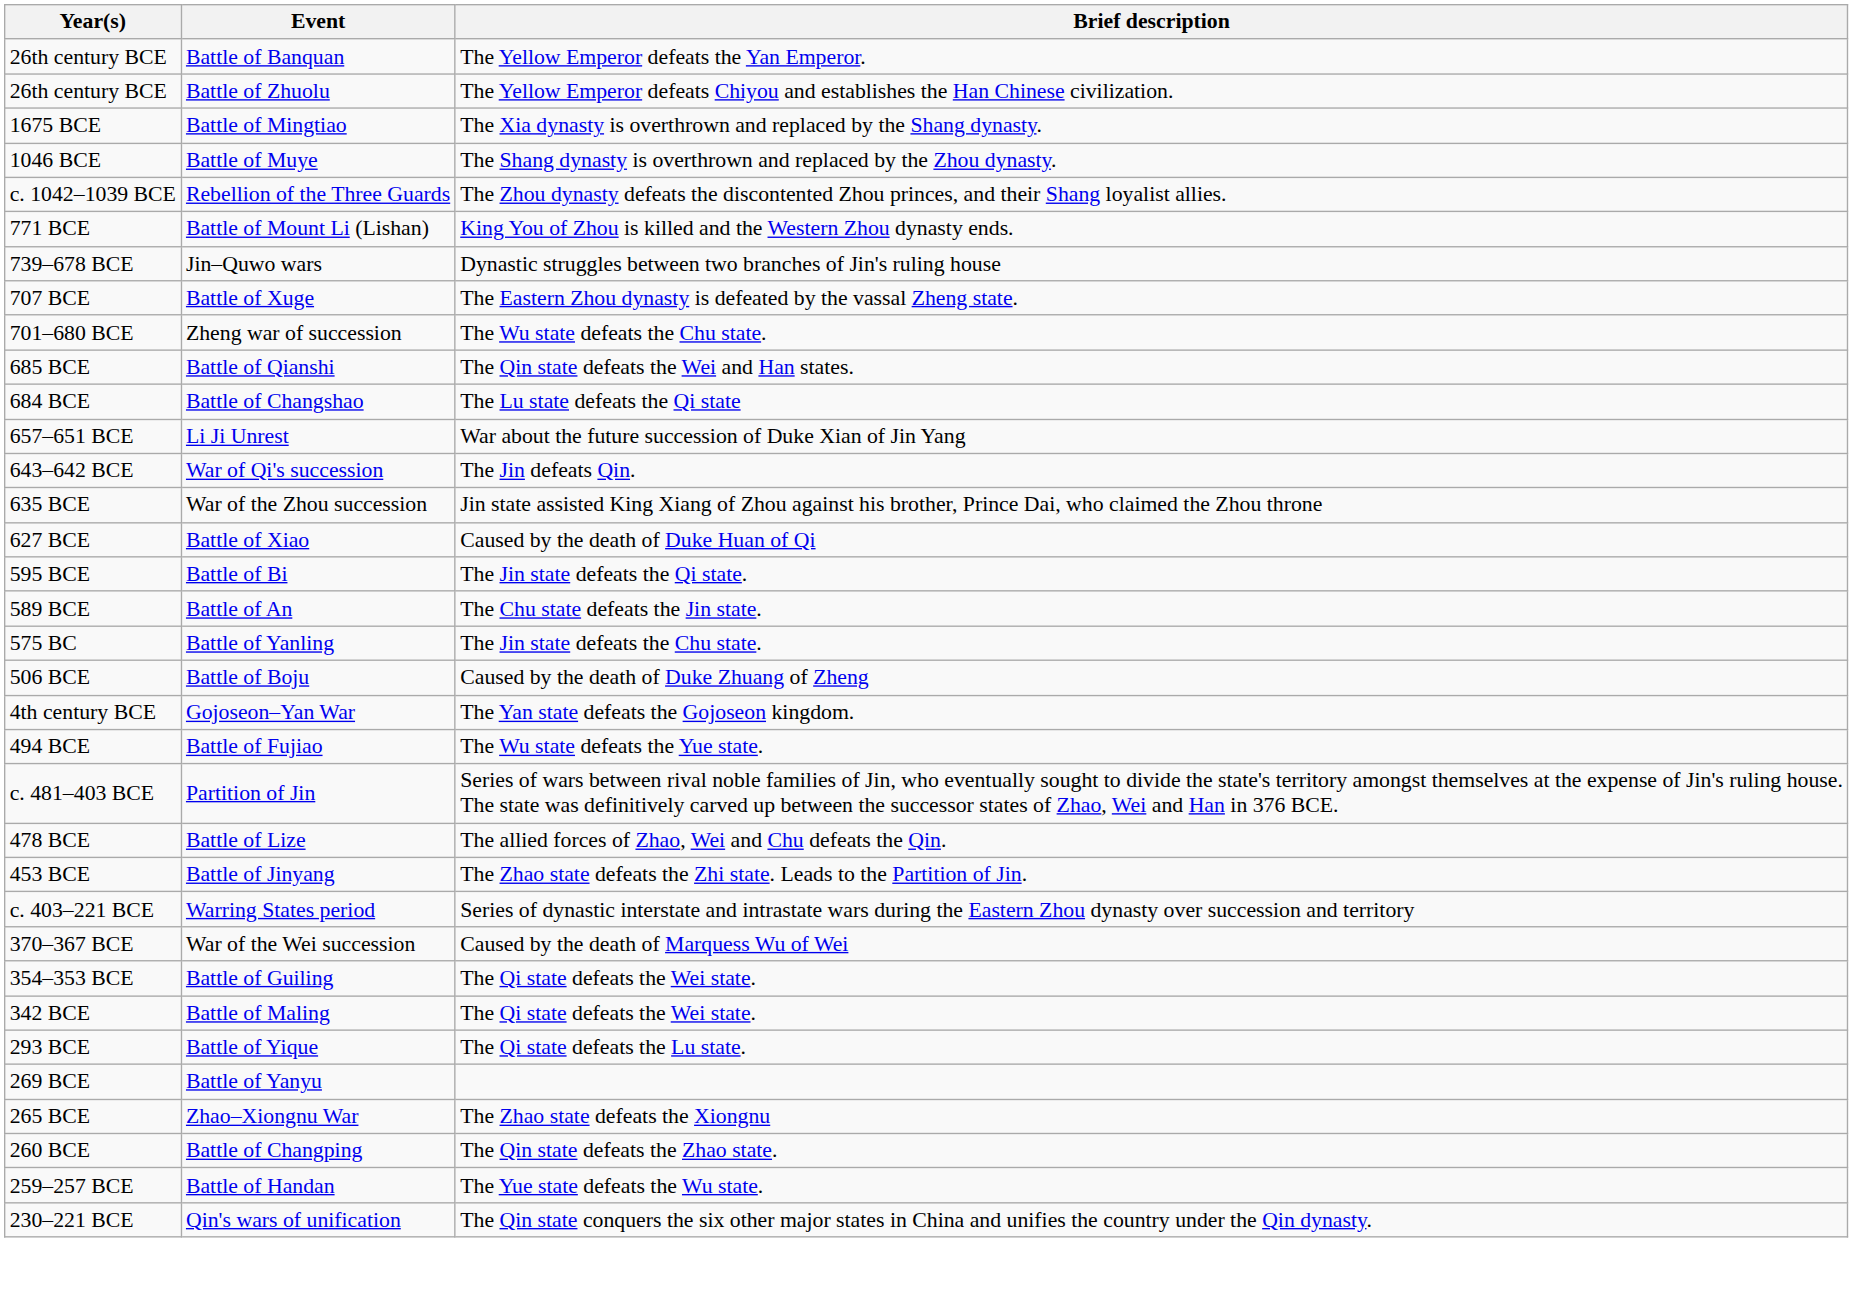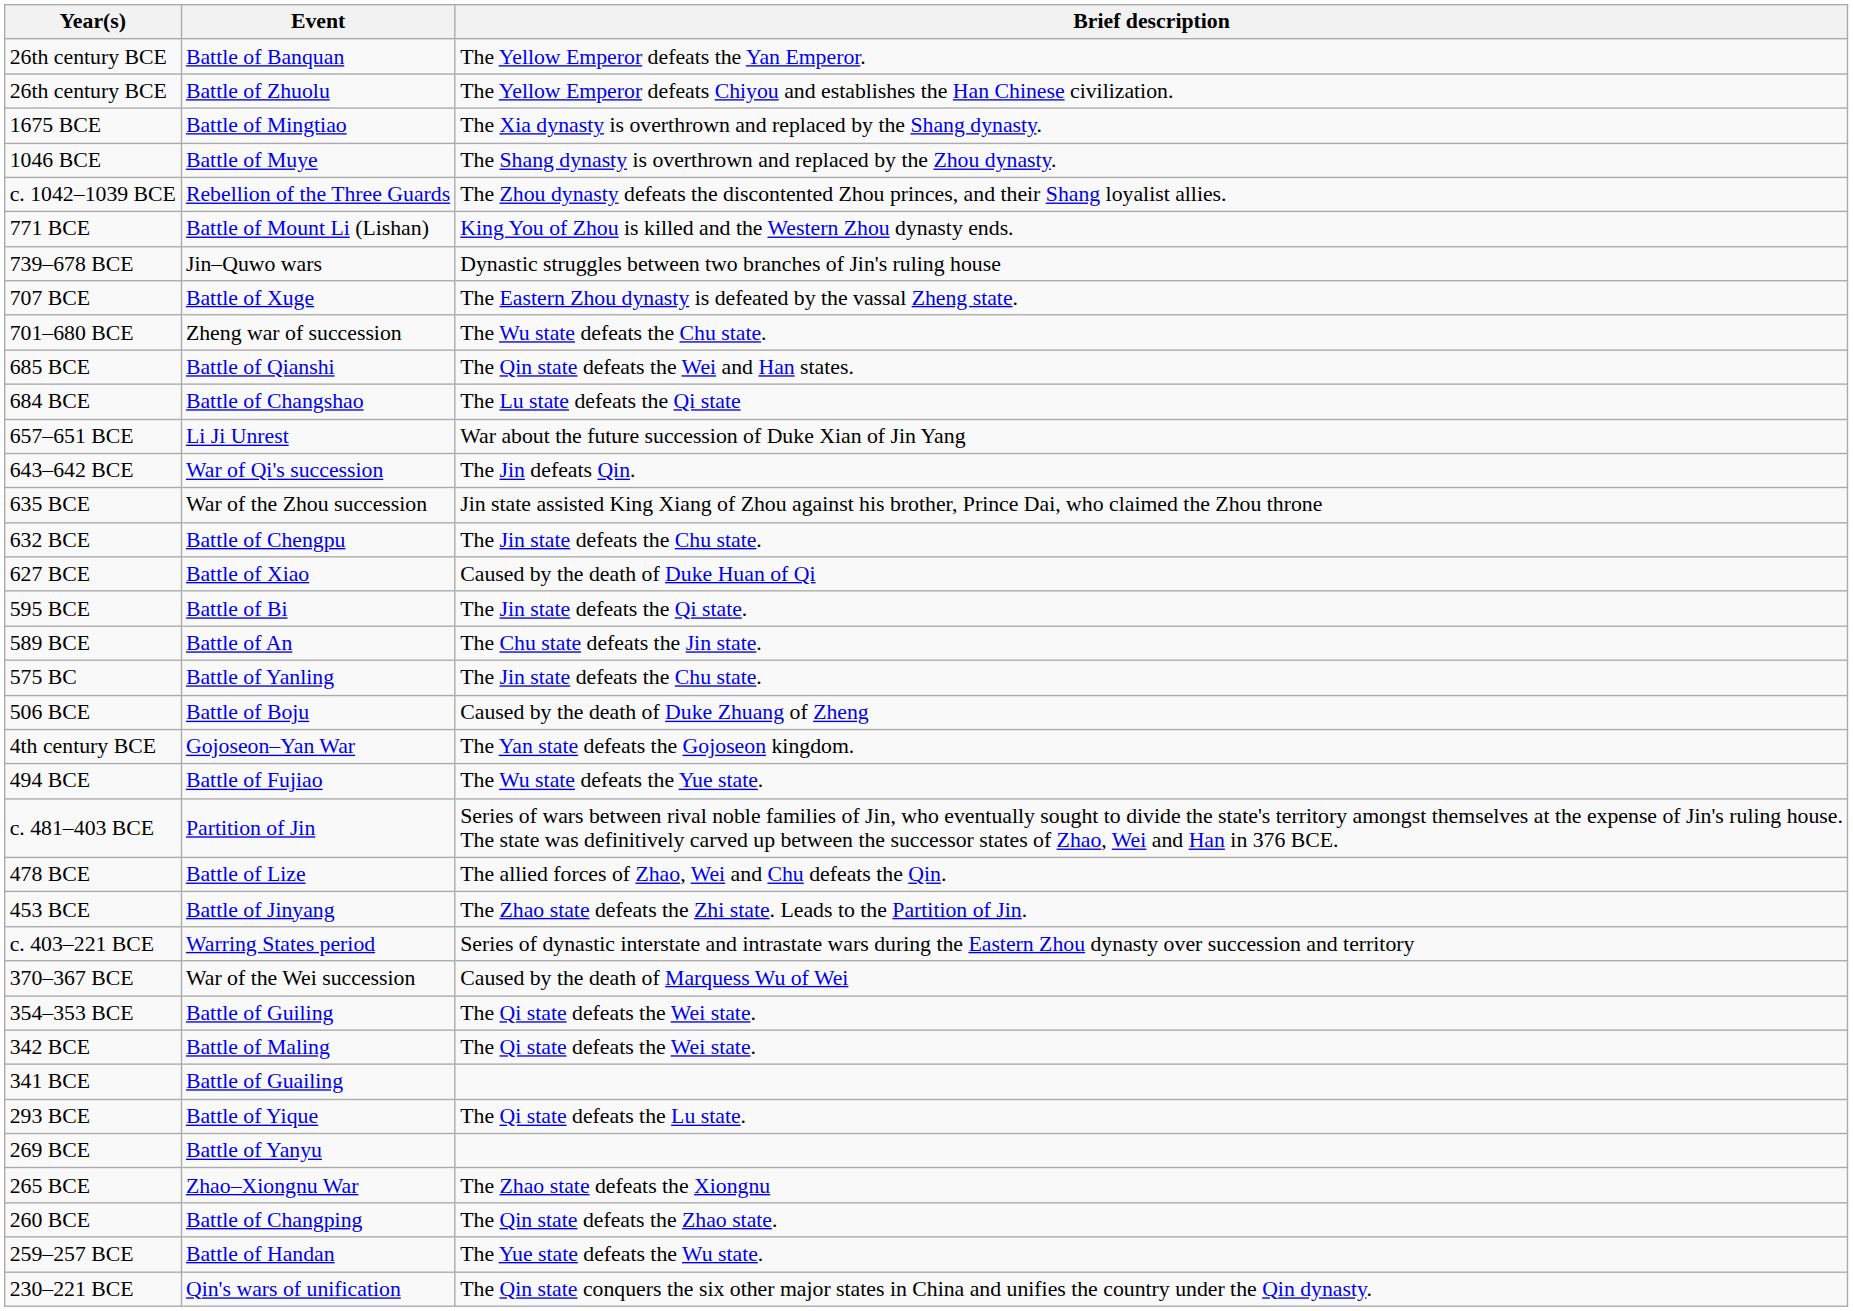+ row: (266, 539)
+ row: (265, 1081)
